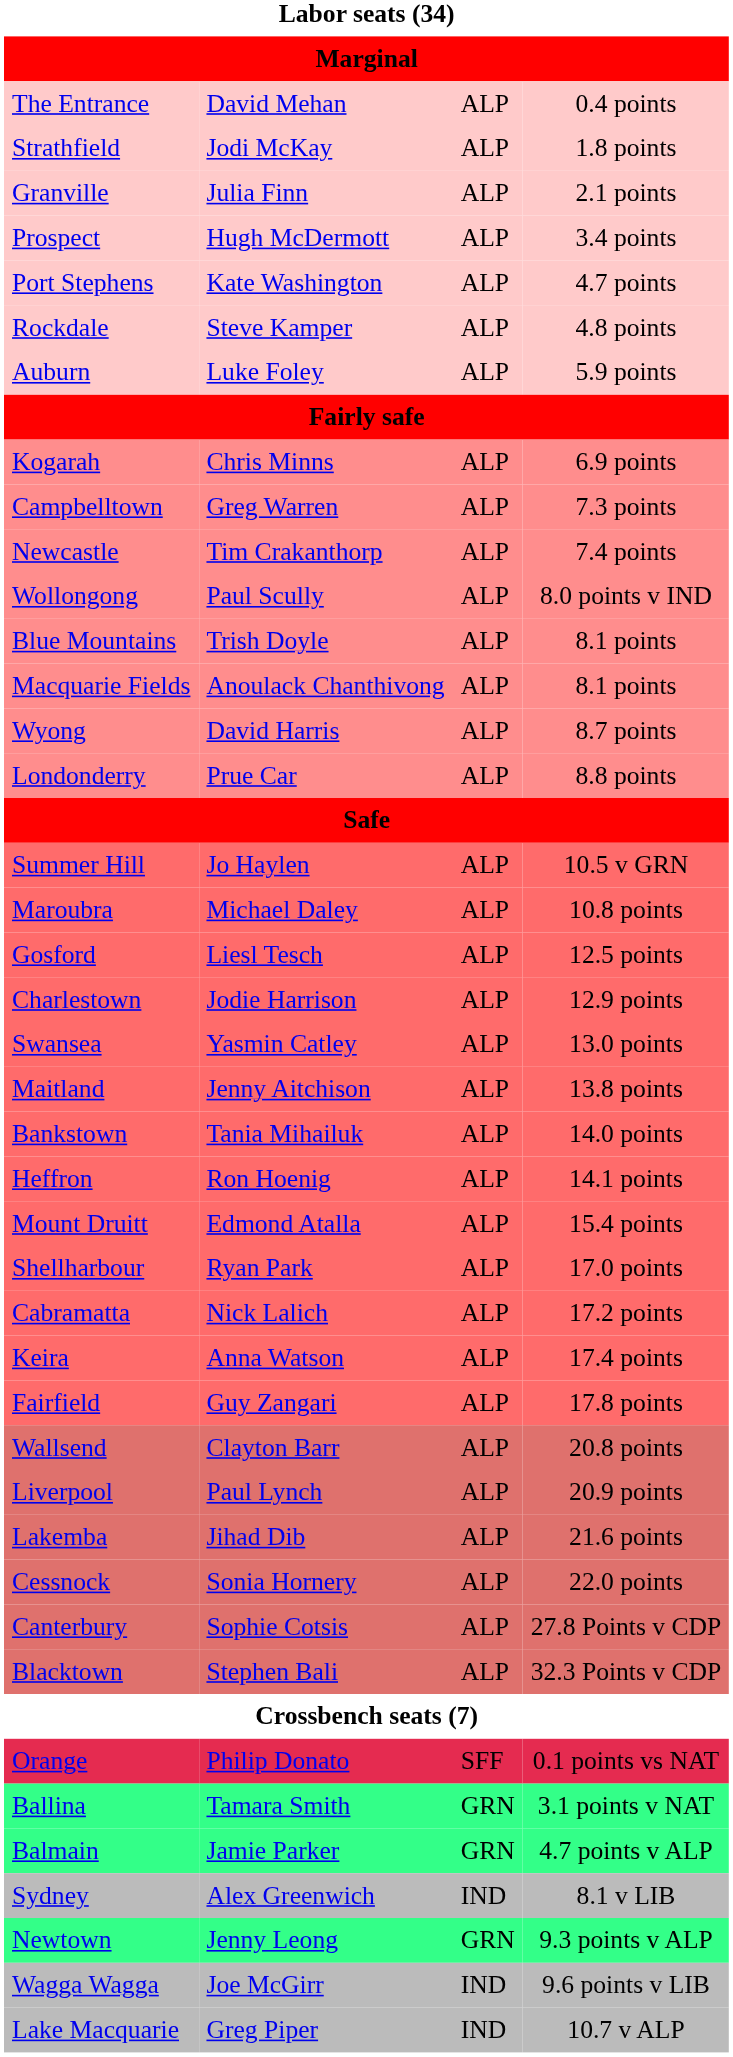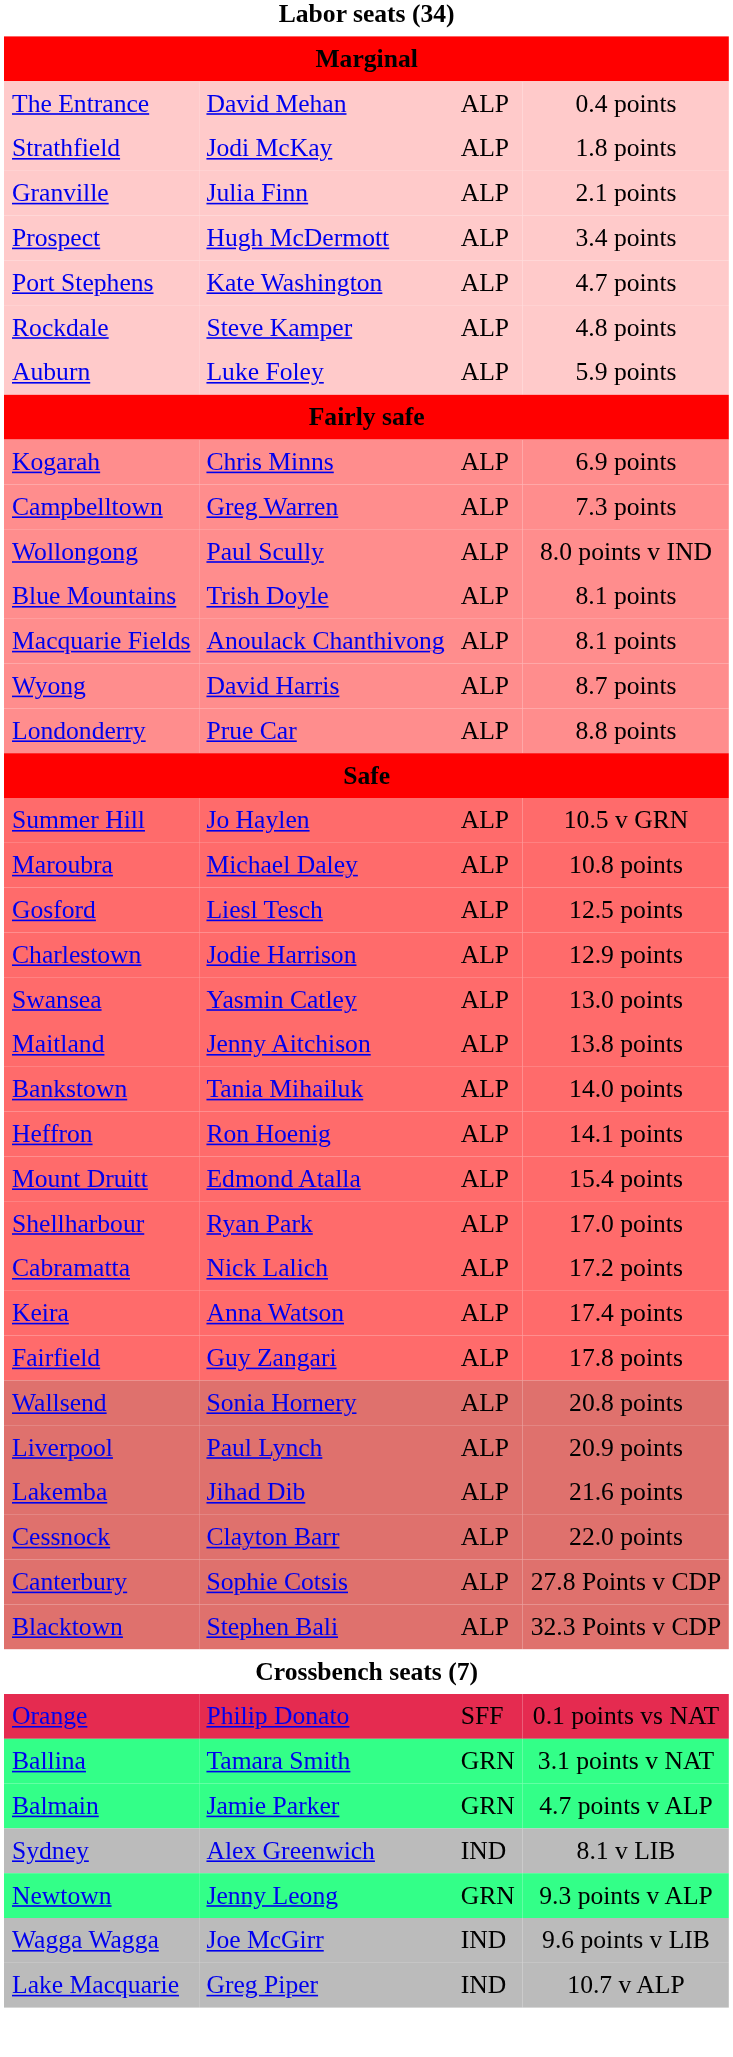- row: (65, 551)
(273, 1447) Clayton Barr -> (281, 1403) Sonia Hornery
(281, 1582) Sonia Hornery -> (273, 1537) Clayton Barr
